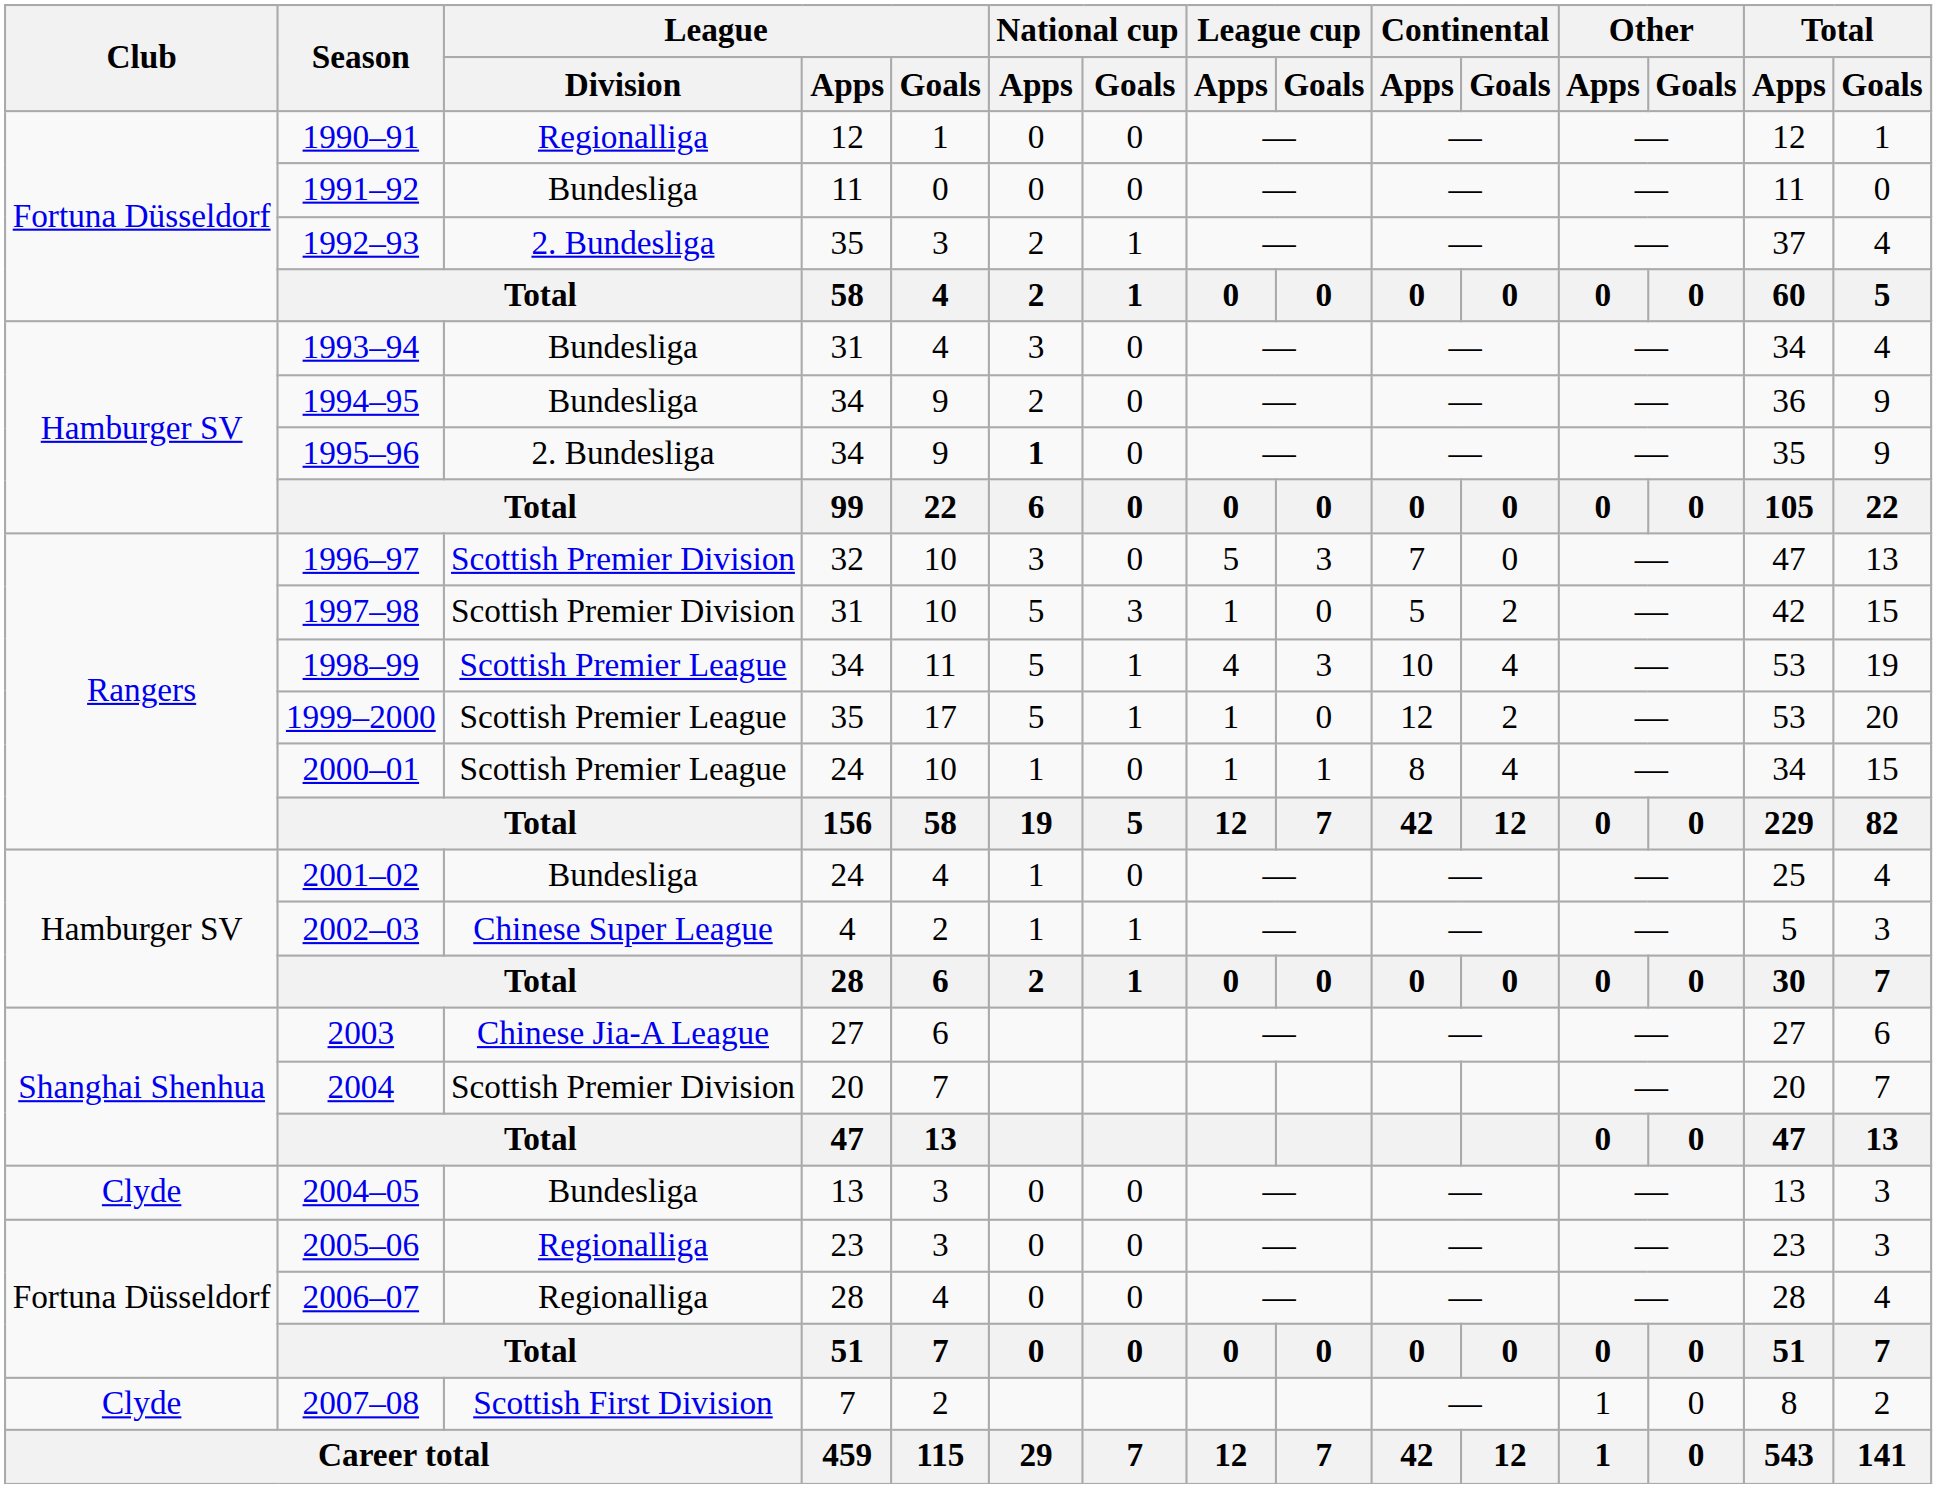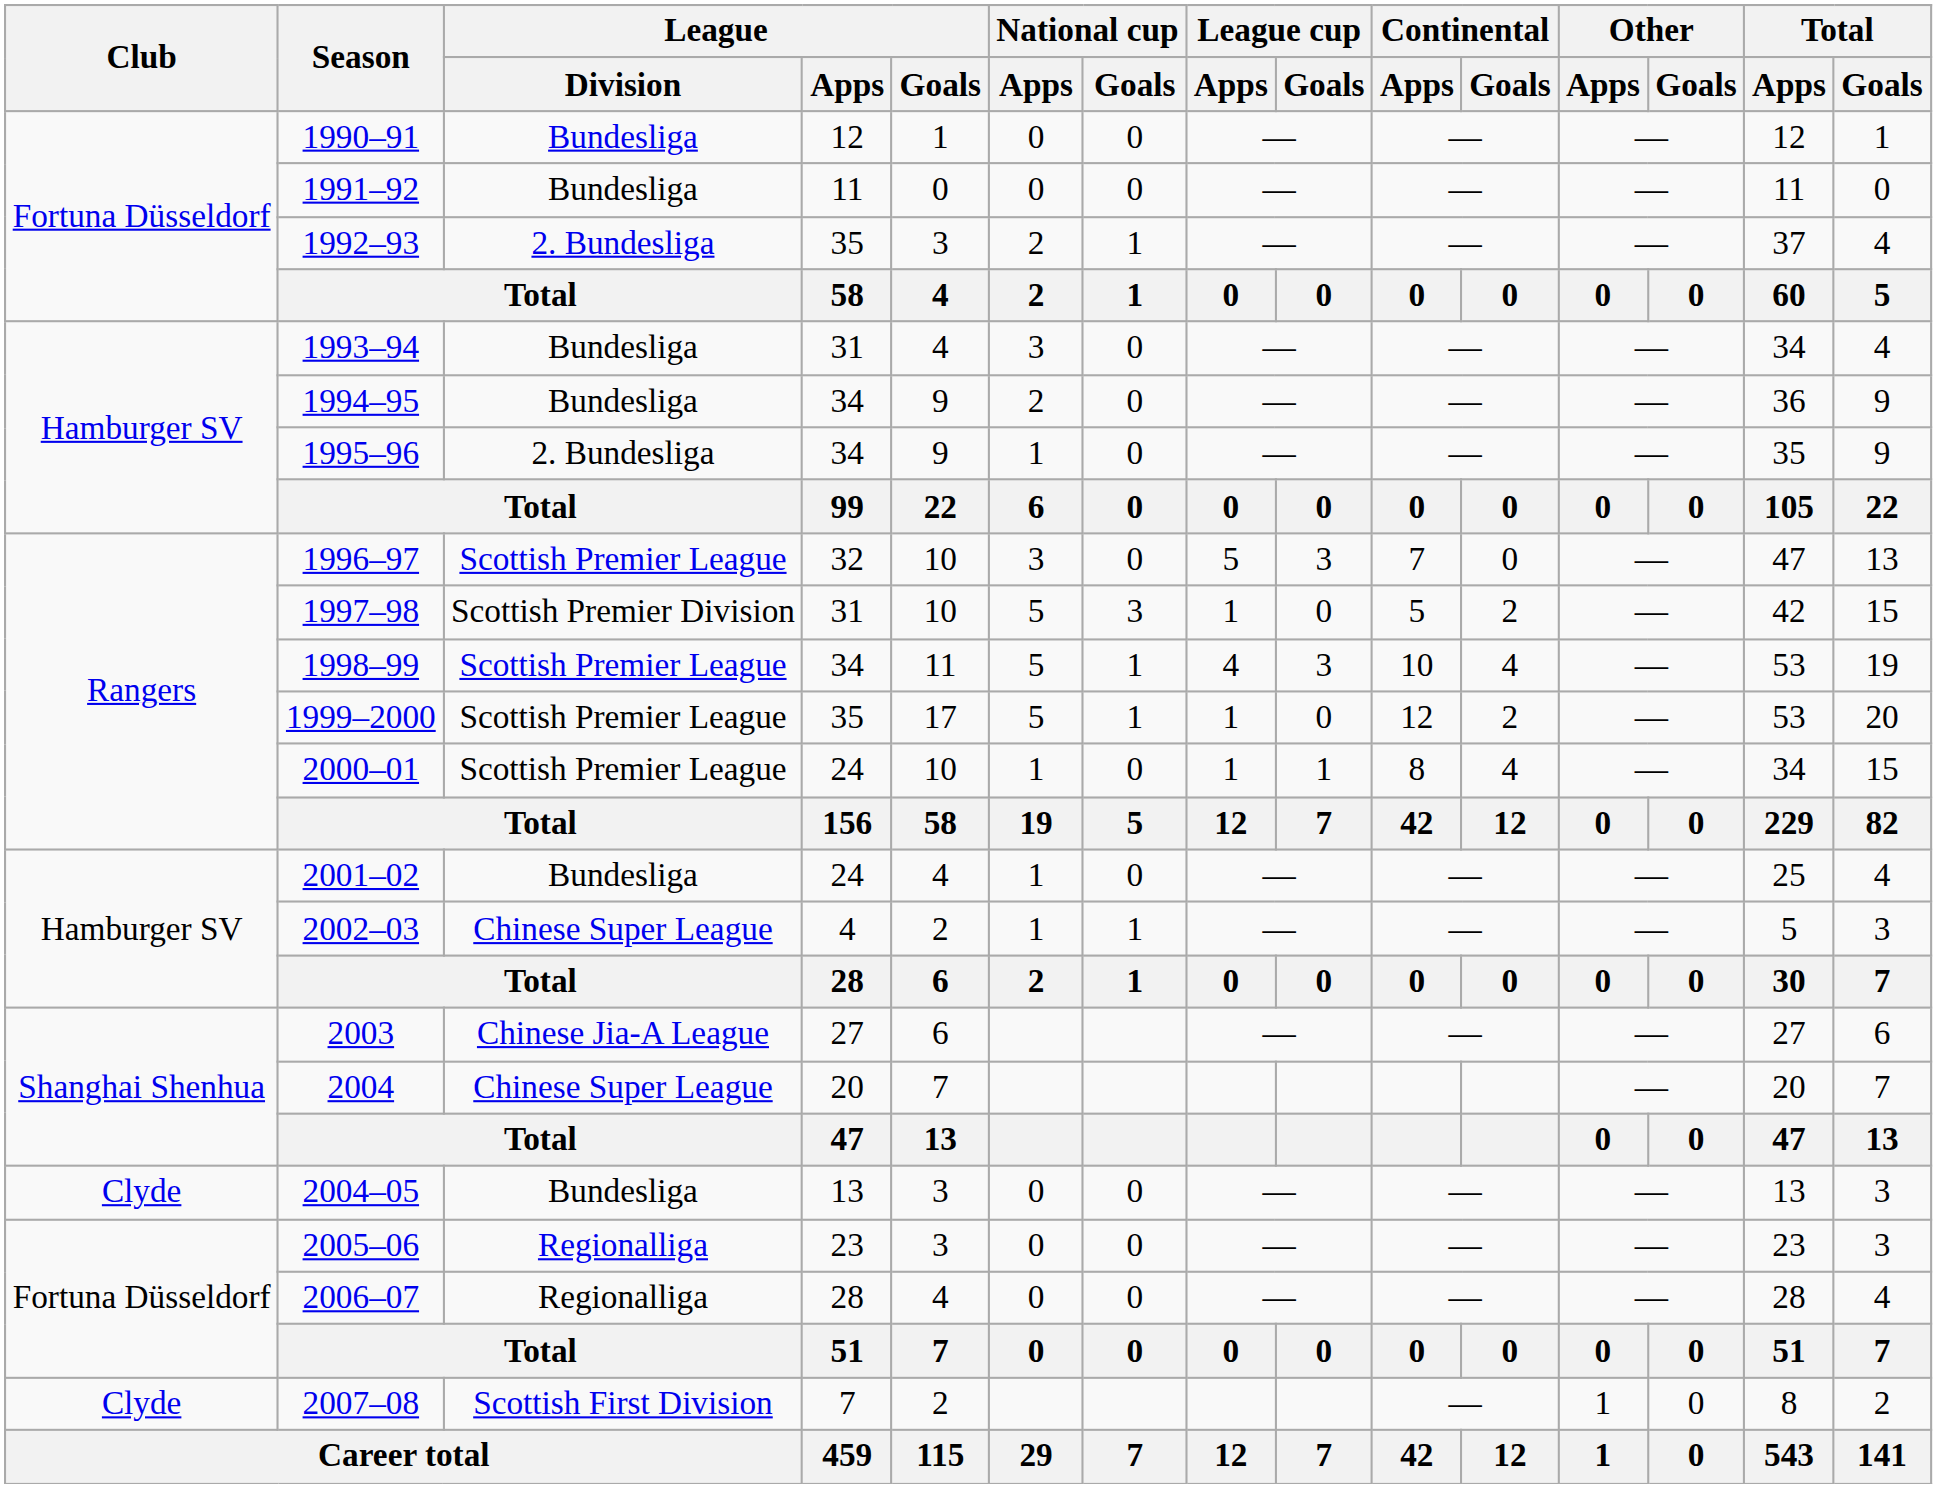(623, 136) Regionalliga -> (623, 136) Bundesliga
(1036, 453) bold -> (1036, 453) normal
(623, 558) Scottish Premier Division -> (623, 558) Scottish Premier League
(623, 1086) Scottish Premier Division -> (623, 1086) Chinese Super League
